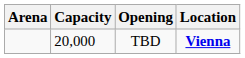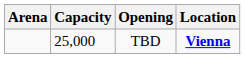(75, 41) 20,000 -> (75, 41) 25,000
